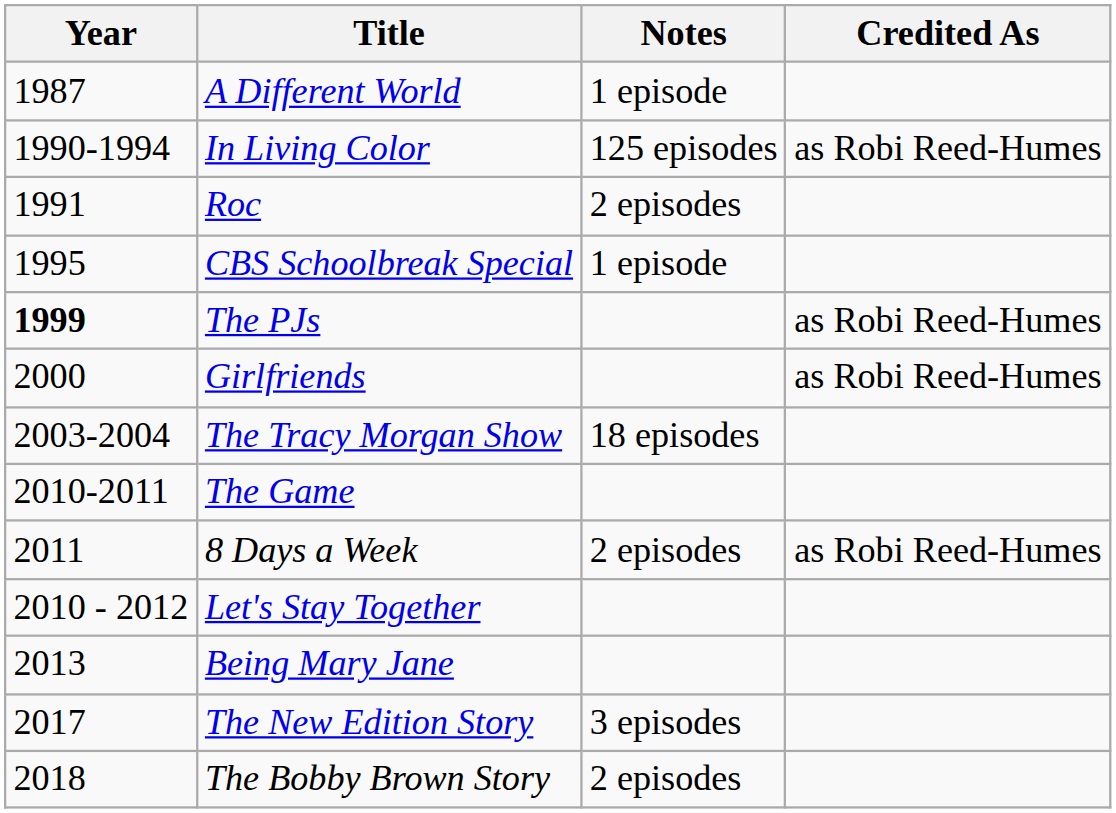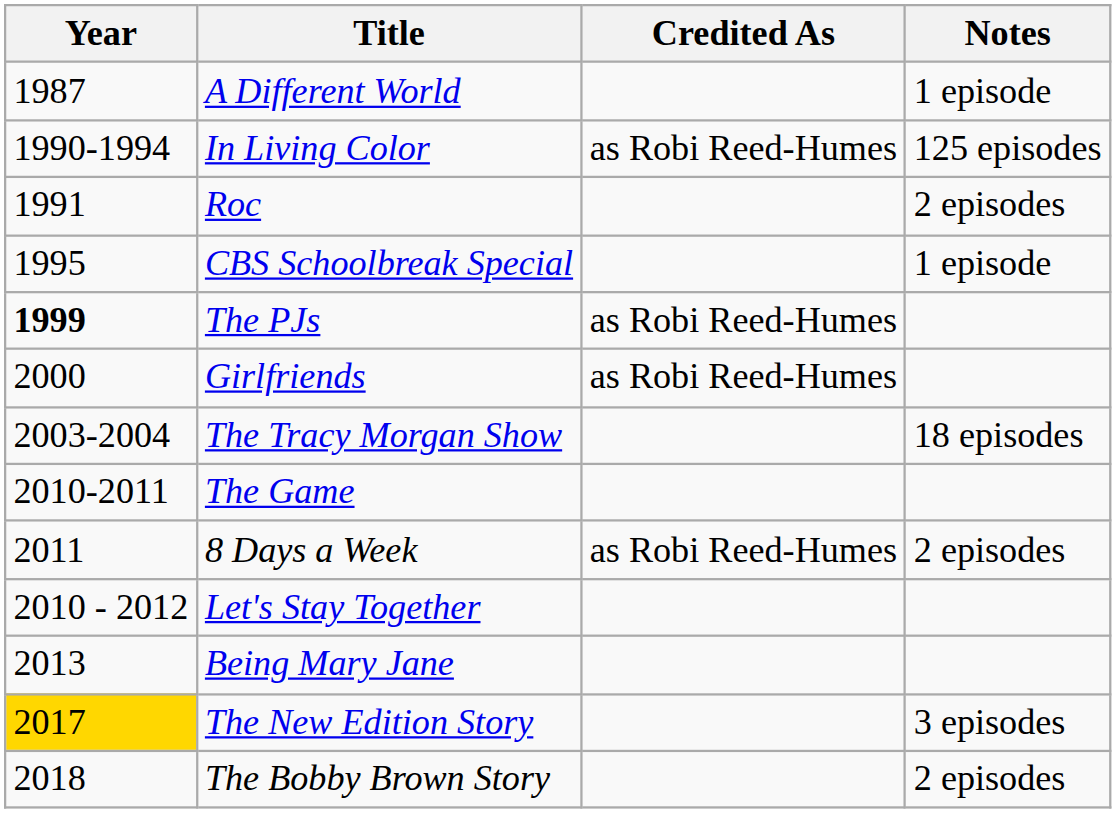columns swapped: (684, 33) <-> (948, 33)
(50, 721) no background -> (50, 721) gold background
